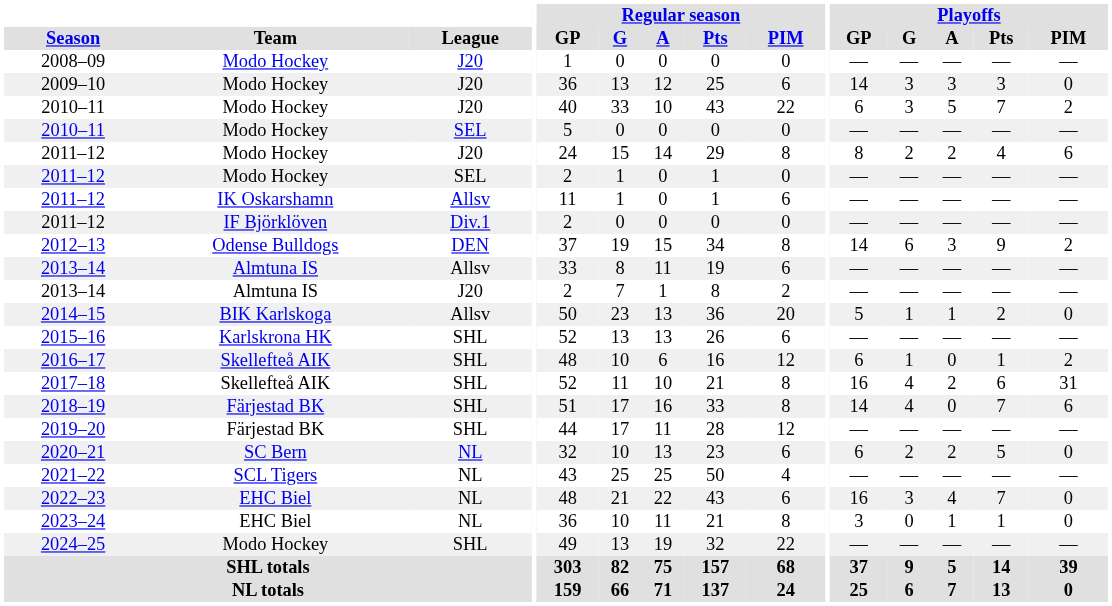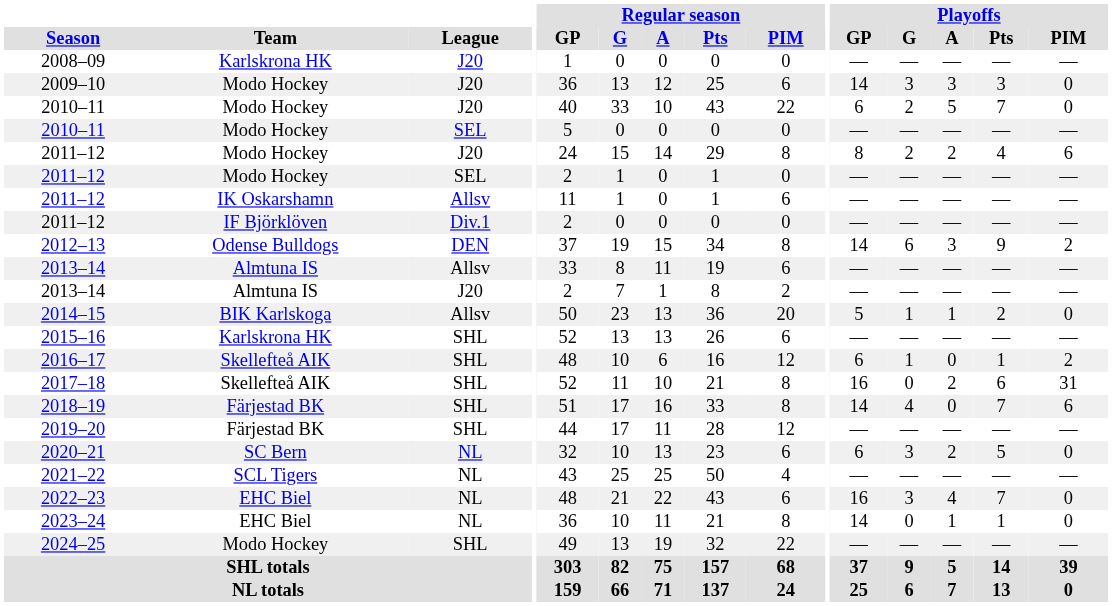(275, 61) Modo Hockey -> (275, 61) Karlskrona HK
(909, 107) 3 -> (909, 107) 2
(1068, 107) 2 -> (1068, 107) 0
(909, 383) 4 -> (909, 383) 0
(909, 452) 2 -> (909, 452) 3
(859, 521) 3 -> (859, 521) 14
